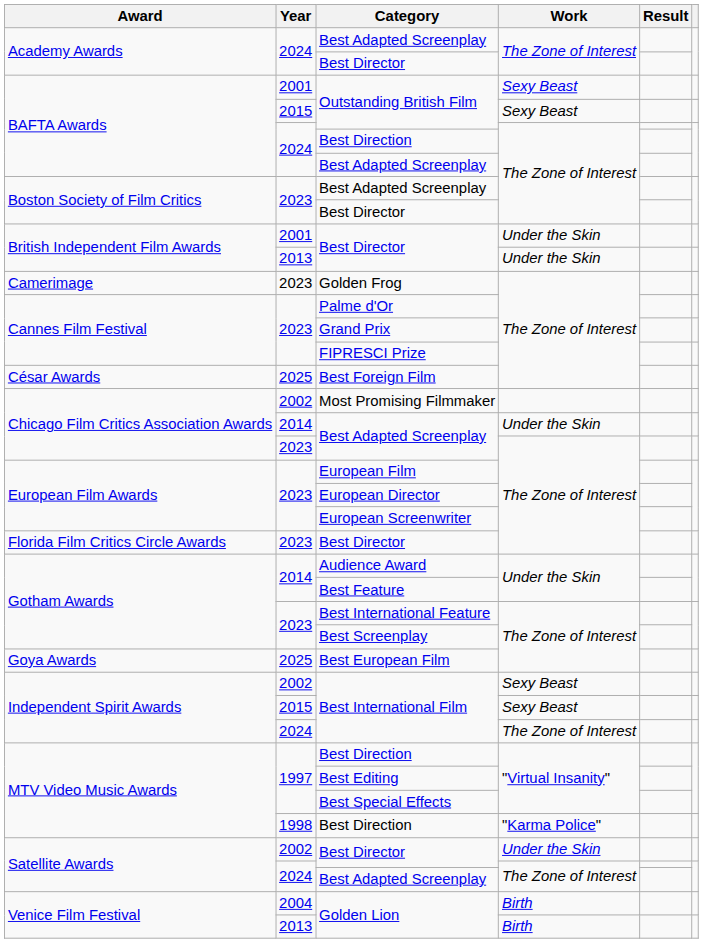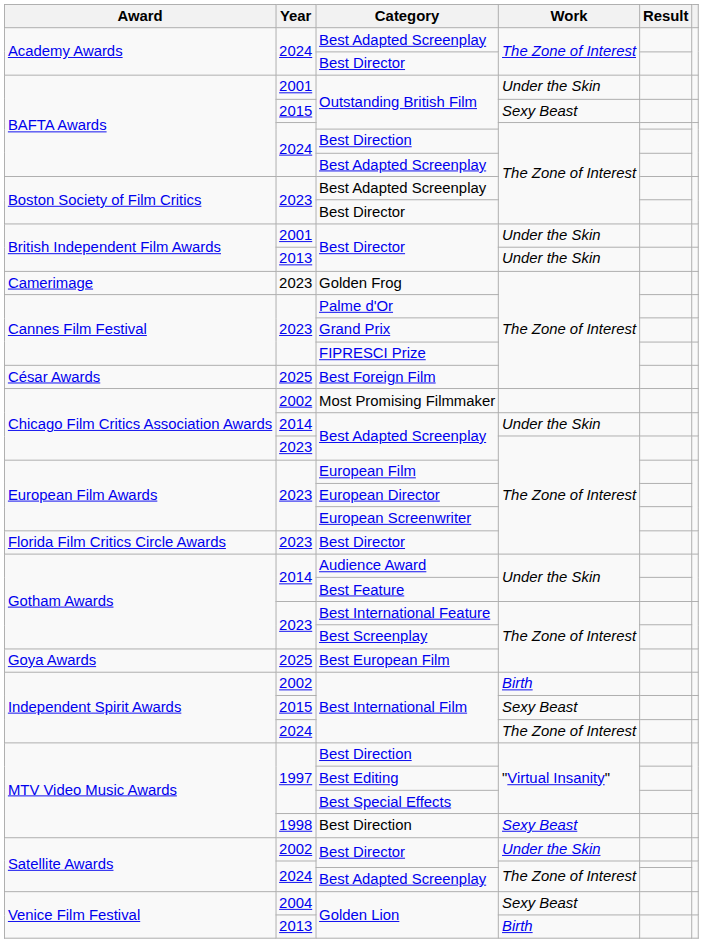(540, 87) Sexy Beast -> (551, 87) Under the Skin
(540, 683) Sexy Beast -> (517, 683) Birth
(552, 825) "Karma Police" -> (540, 825) Sexy Beast
(517, 903) Birth -> (540, 903) Sexy Beast
